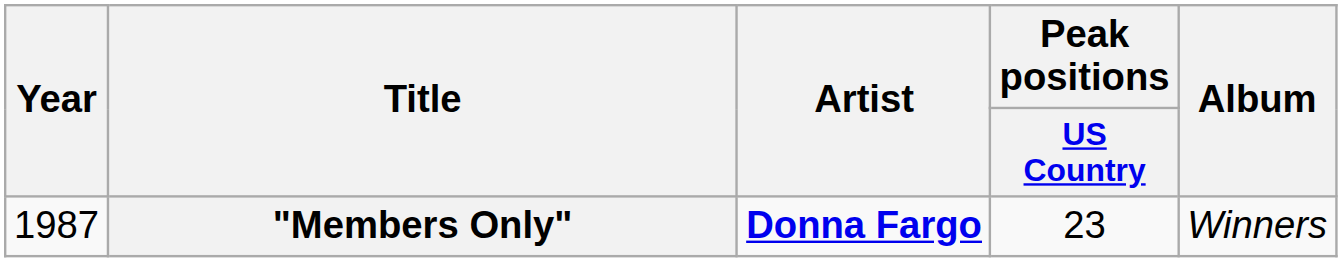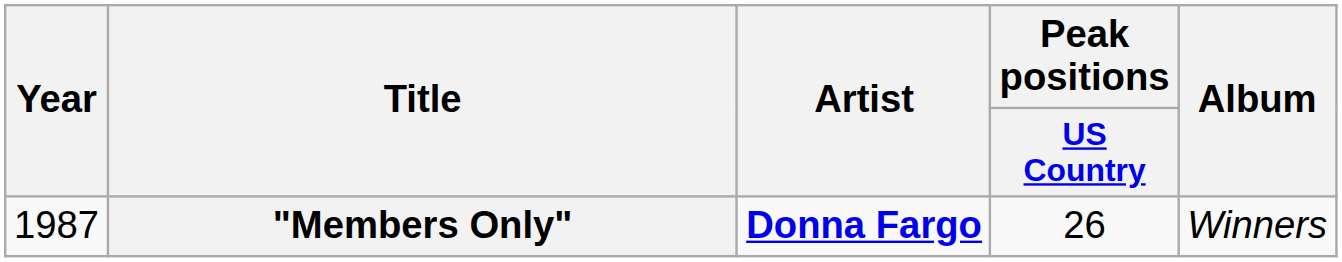(1085, 225) 23 -> (1085, 225) 26
